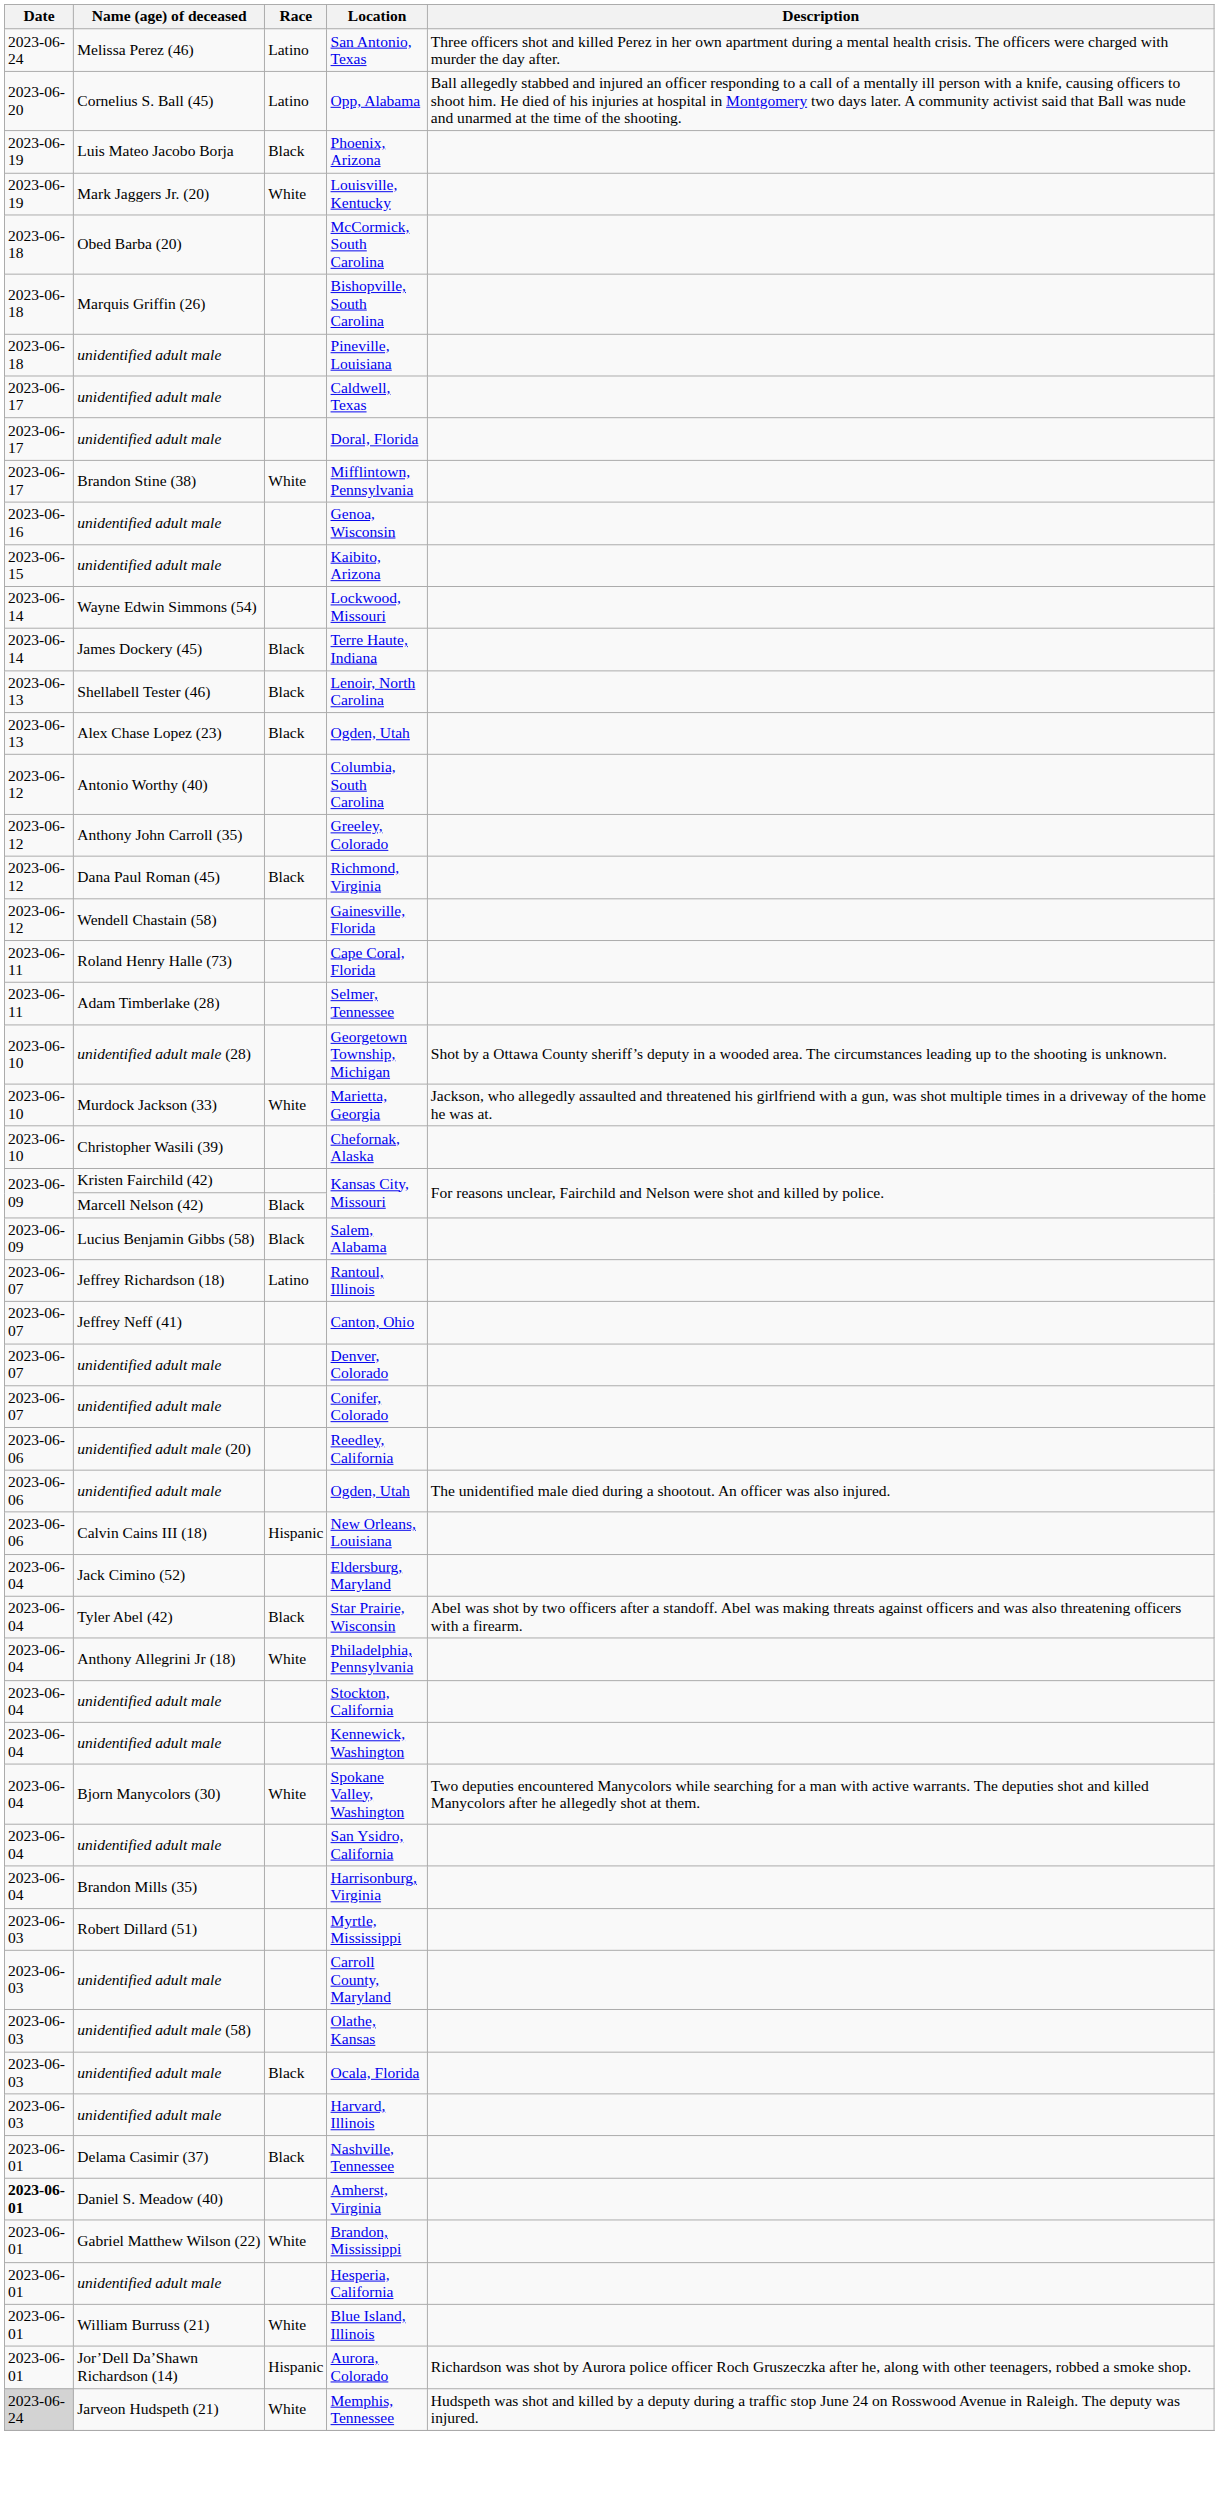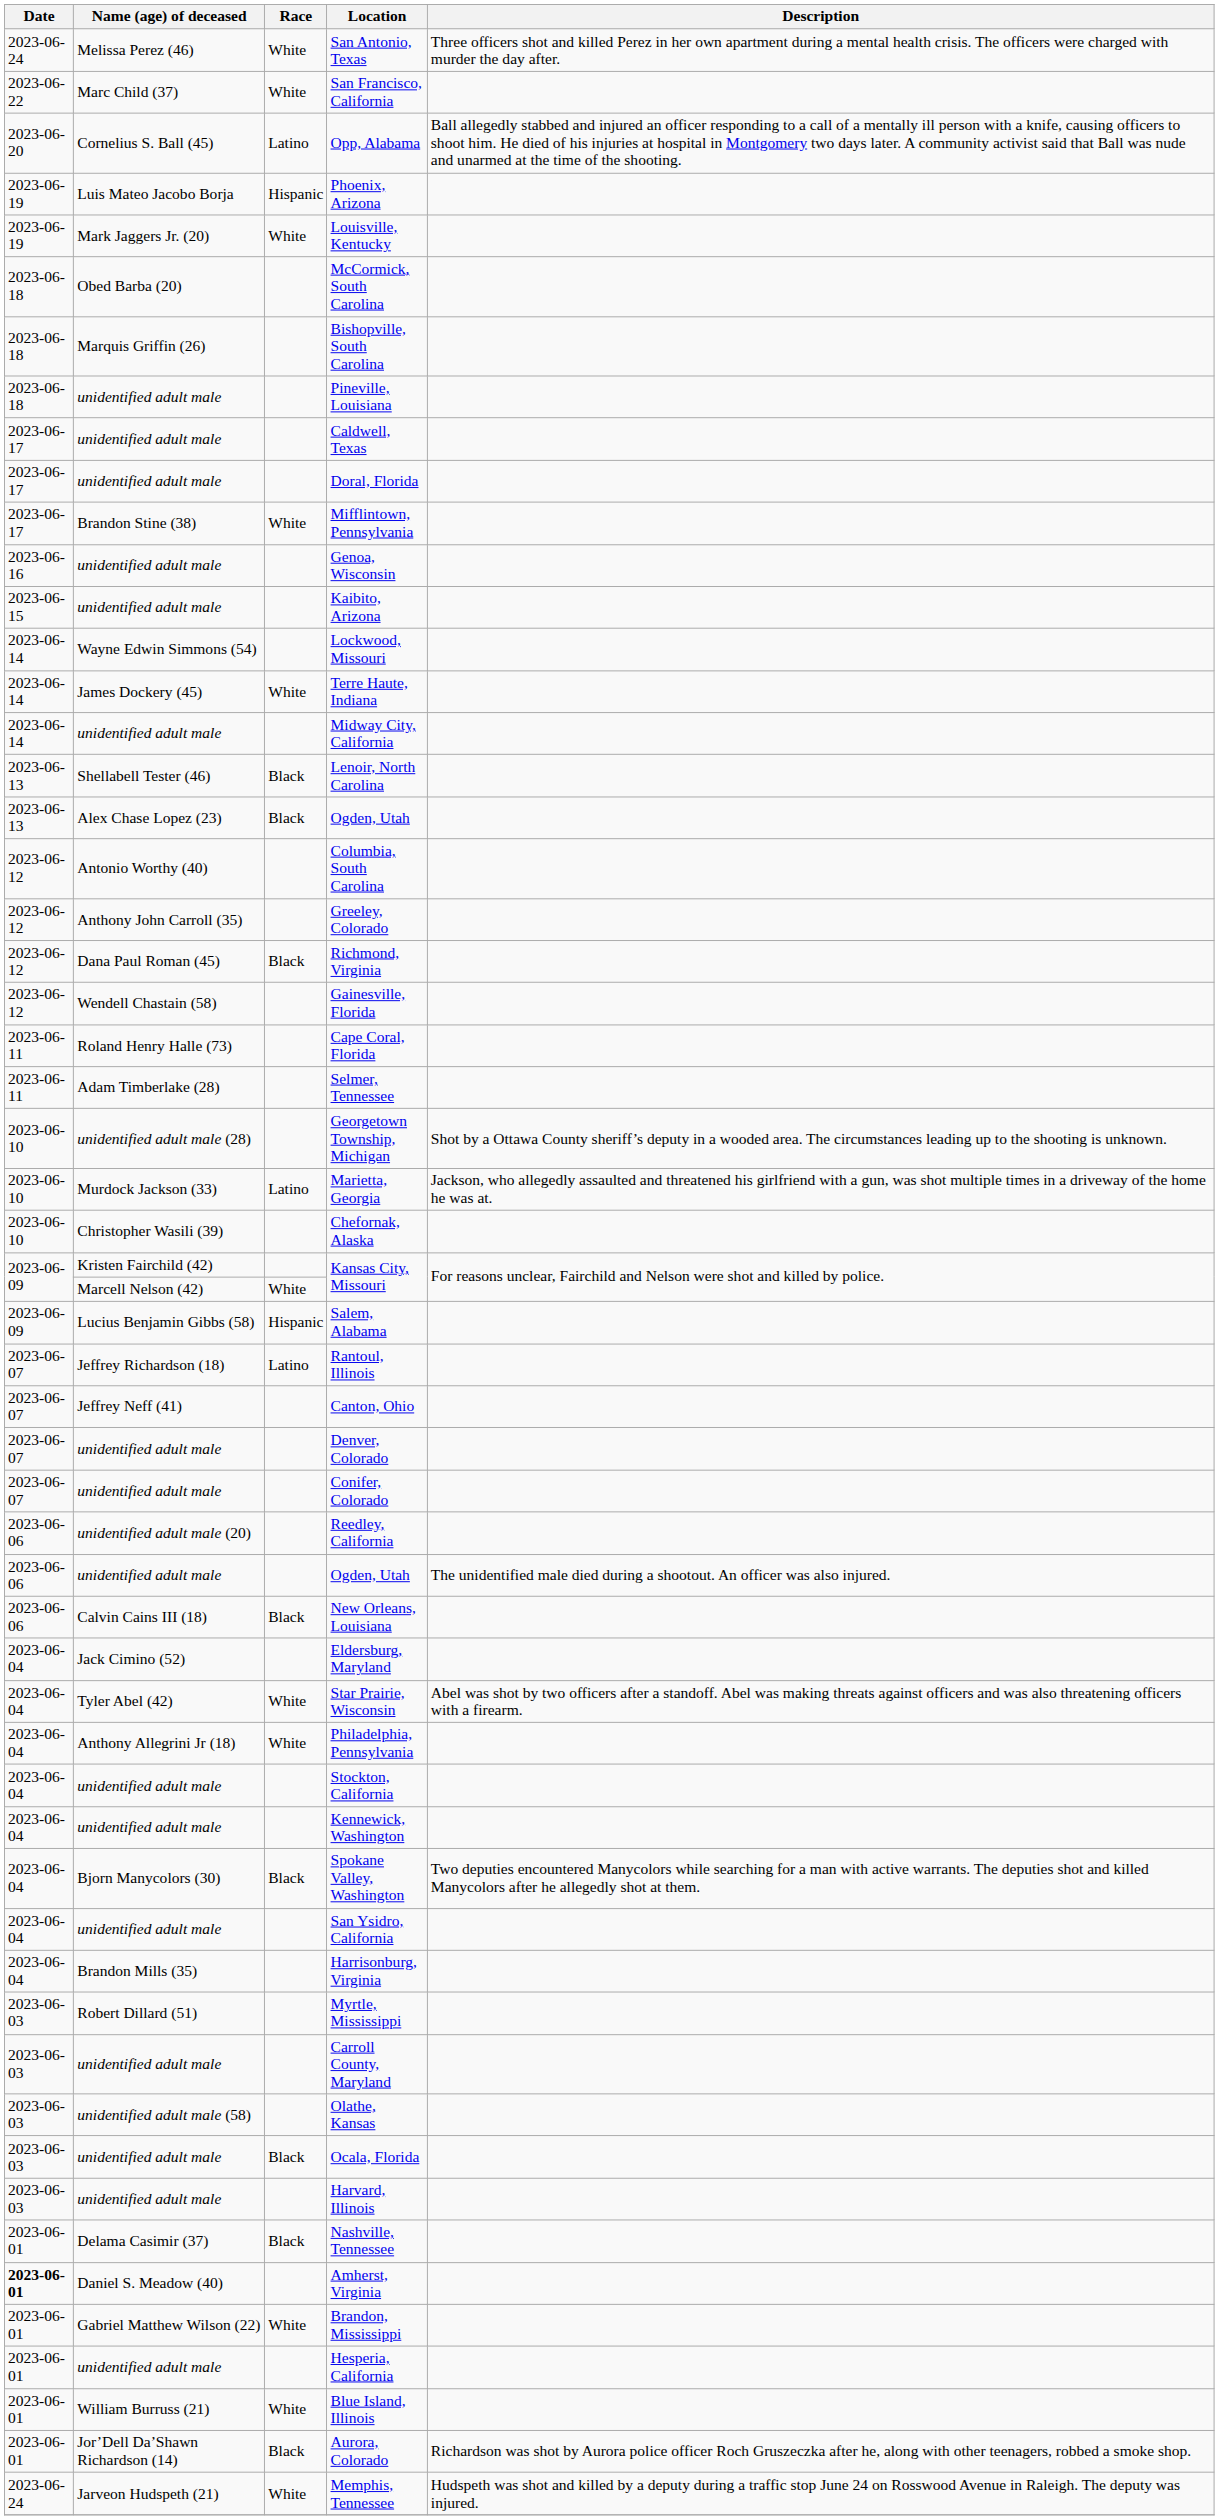(288, 50) Latino -> (287, 50) White
+ row: (128, 92)
(286, 151) Black -> (296, 193) Hispanic
(286, 649) Black -> (287, 691) White
+ row: (149, 733)
(287, 1105) White -> (288, 1189) Latino
(286, 1205) Black -> (287, 1289) White
(286, 1238) Black -> (296, 1322) Hispanic
(296, 1533) Hispanic -> (286, 1617) Black
(286, 1617) Black -> (287, 1701) White
(287, 1794) White -> (286, 1878) Black
(296, 2367) Hispanic -> (286, 2451) Black
(37, 2409) lightgrey background -> (37, 2493) no background
